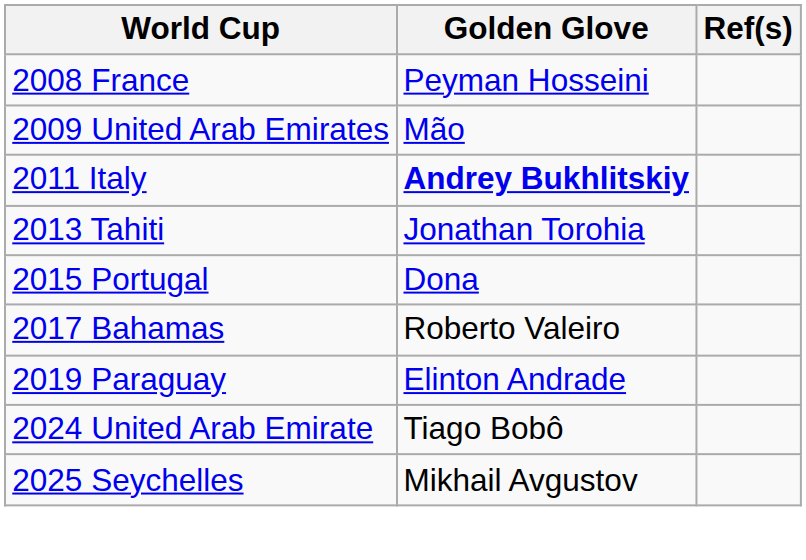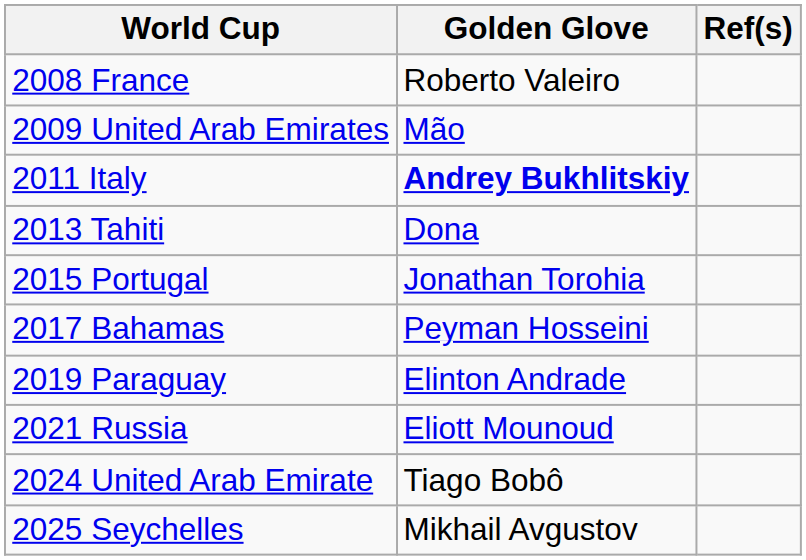(526, 79) Peyman Hosseini -> (512, 79) Roberto Valeiro
(524, 229) Jonathan Torohia -> (441, 229) Dona
(441, 279) Dona -> (524, 279) Jonathan Torohia
(512, 329) Roberto Valeiro -> (526, 329) Peyman Hosseini
+ row: (100, 429)
